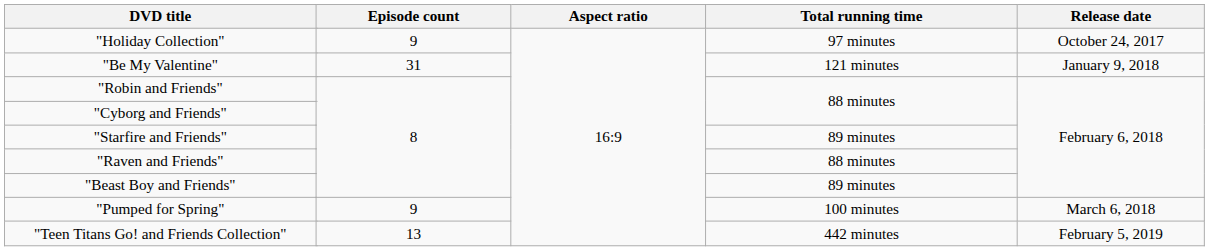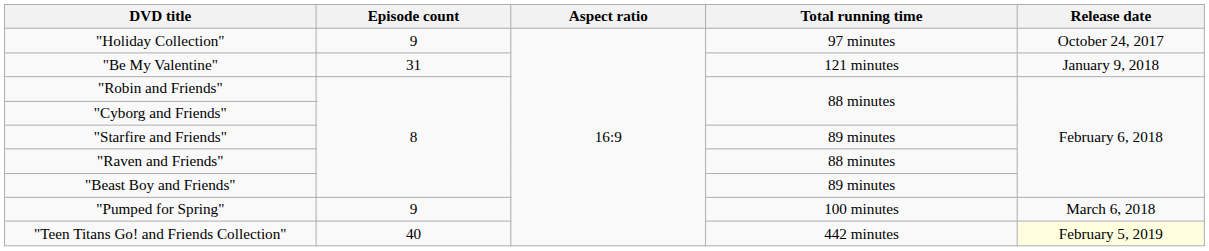(414, 233) 13 -> (414, 233) 40
(1111, 233) no background -> (1111, 233) lightyellow background
